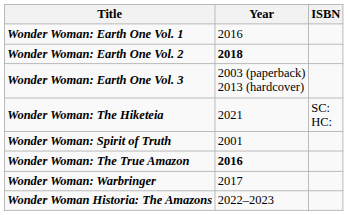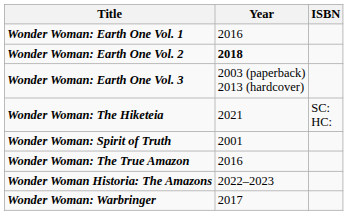(230, 161) bold -> (230, 161) normal
rows swapped: (110, 200) <-> (82, 181)
